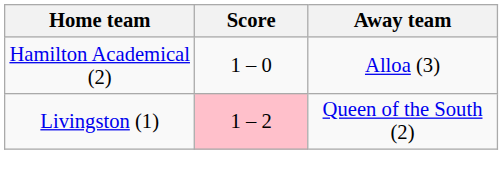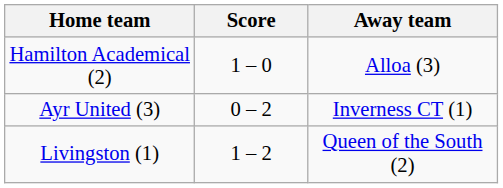+ row: (100, 109)
(251, 121) pink background -> (251, 153) no background
